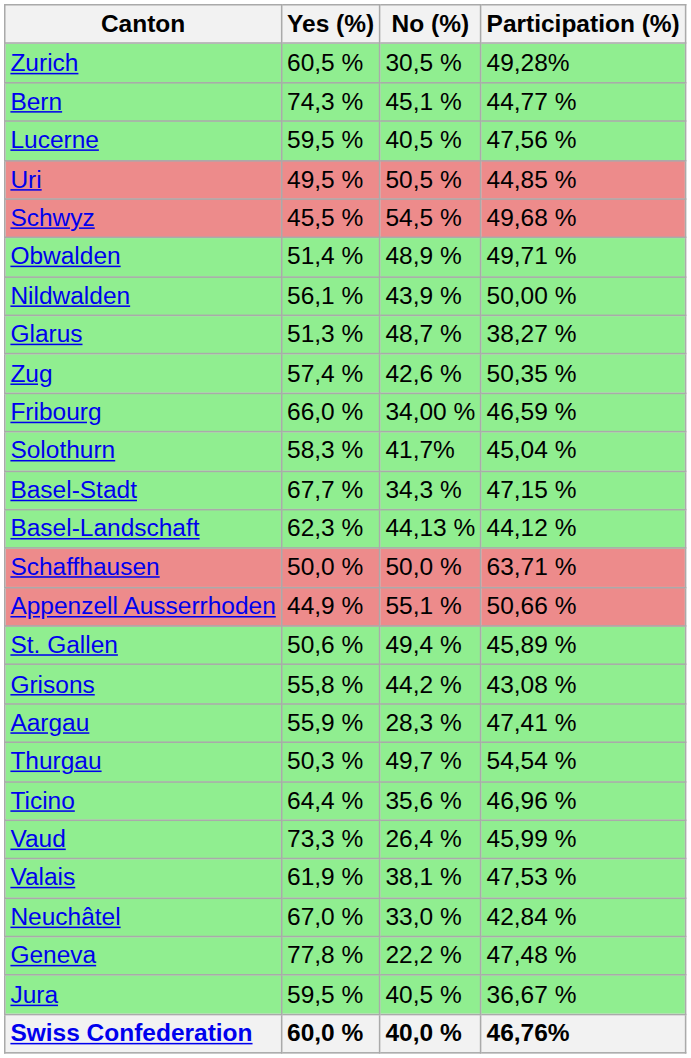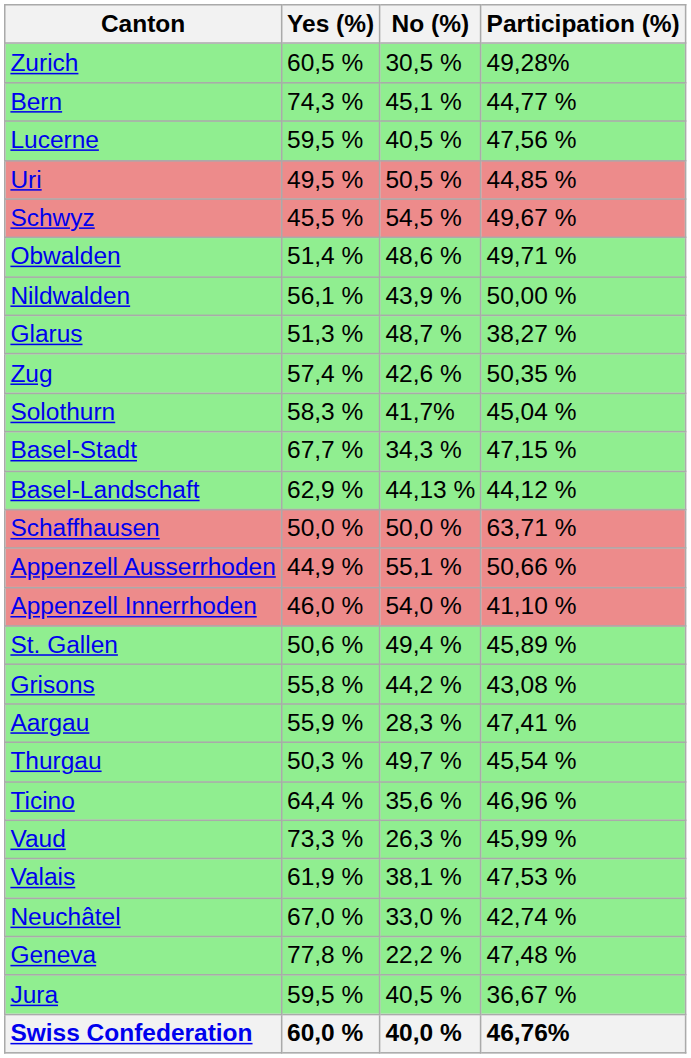(531, 218) 49,68 % -> (531, 218) 49,67 %
(424, 256) 48,9 % -> (424, 256) 48,6 %
- row: (56, 412)
(325, 528) 62,3 % -> (325, 489) 62,9 %
+ row: (134, 606)
(531, 761) 54,54 % -> (531, 761) 45,54 %
(424, 839) 26,4 % -> (424, 839) 26,3 %
(531, 916) 42,84 % -> (531, 916) 42,74 %
